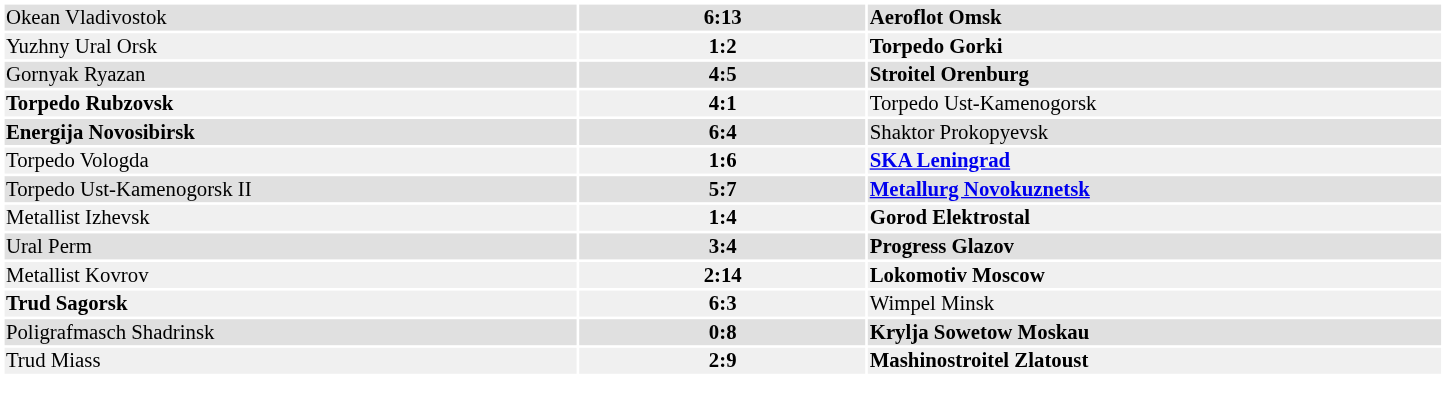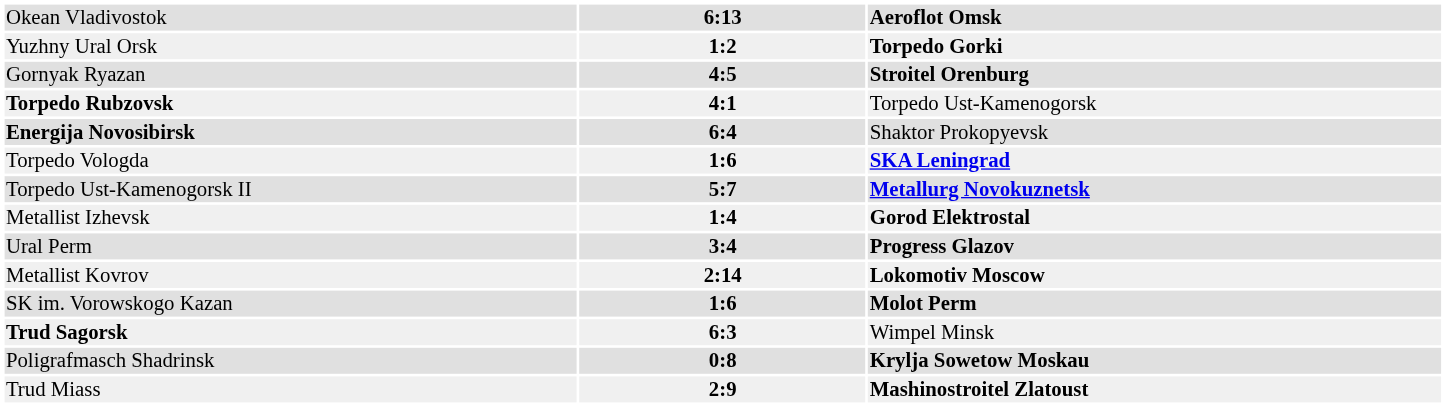+ row: (119, 303)
